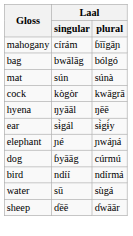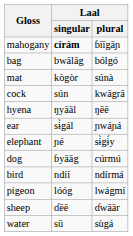(66, 45) normal -> (67, 45) bold
(61, 77) sún -> (66, 77) kògòr
(66, 93) kògòr -> (61, 93) sún
(105, 126) sɨ̀gɨ́y -> (108, 126) ɲwáɲá
(108, 142) ɲwáɲá -> (105, 142) sɨ̀gɨ́y
+ row: (21, 191)
rows swapped: (18, 191) <-> (18, 207)
